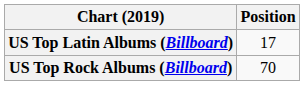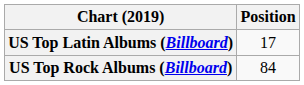(268, 67) 70 -> (268, 67) 84
